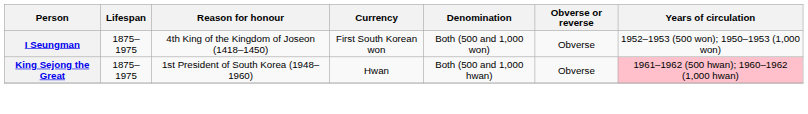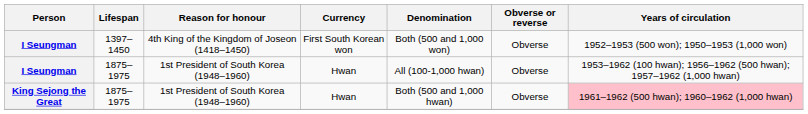(126, 44) 1875–1975 -> (119, 44) 1397–1450
+ row: (49, 70)
